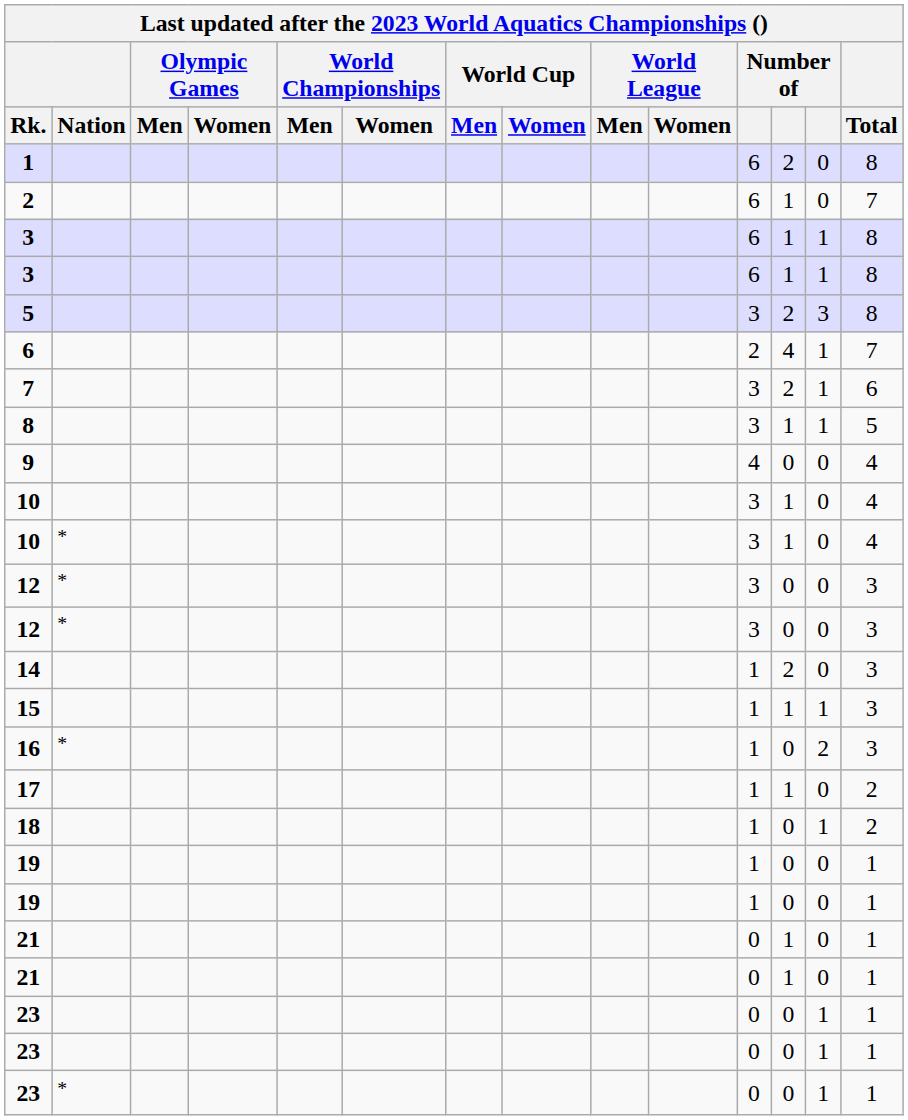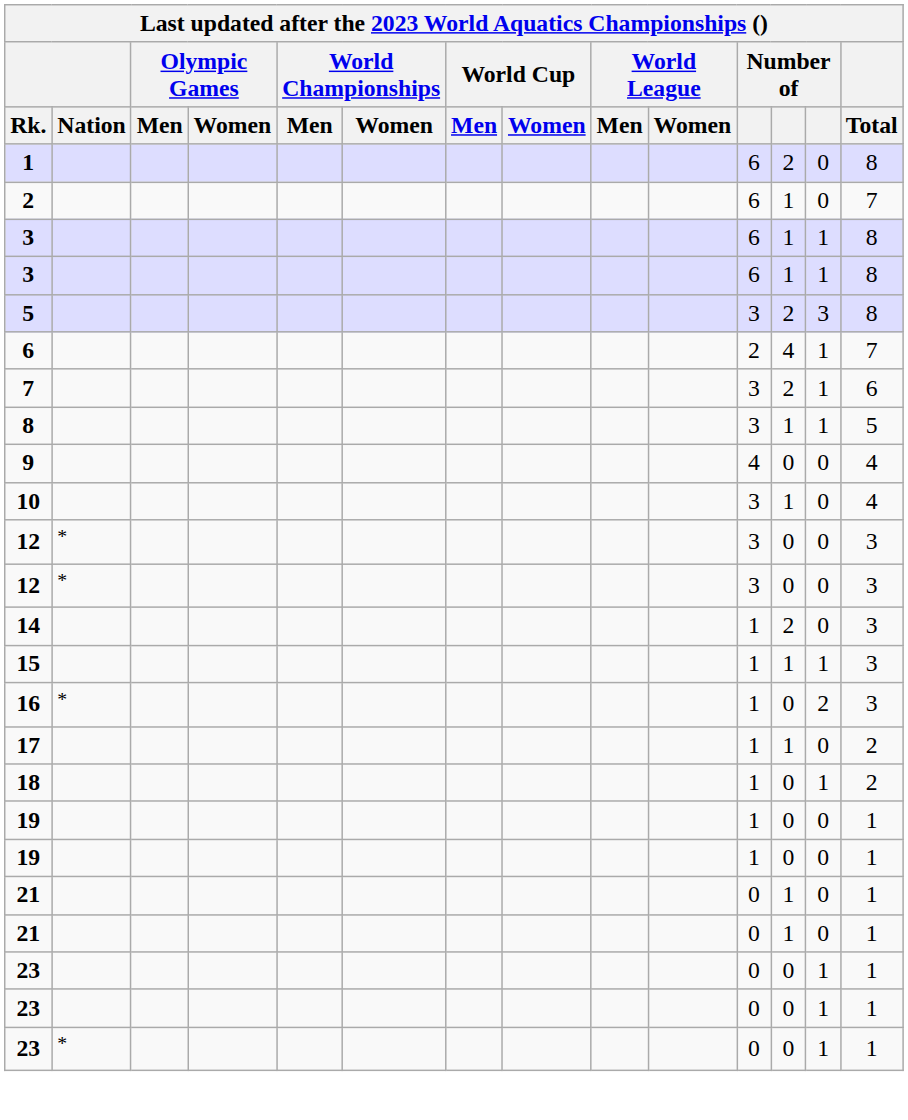- row: (28, 541)
